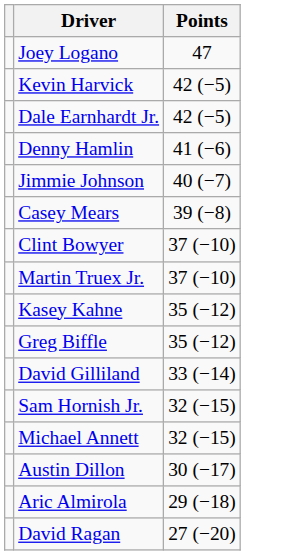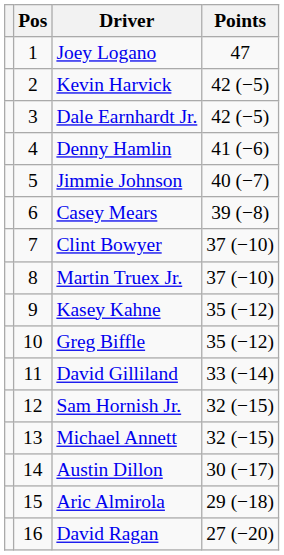+ column: (33, 20)
